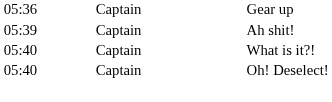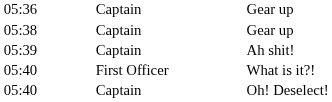+ row: (20, 30)
(119, 50) Captain -> (132, 70) First Officer
